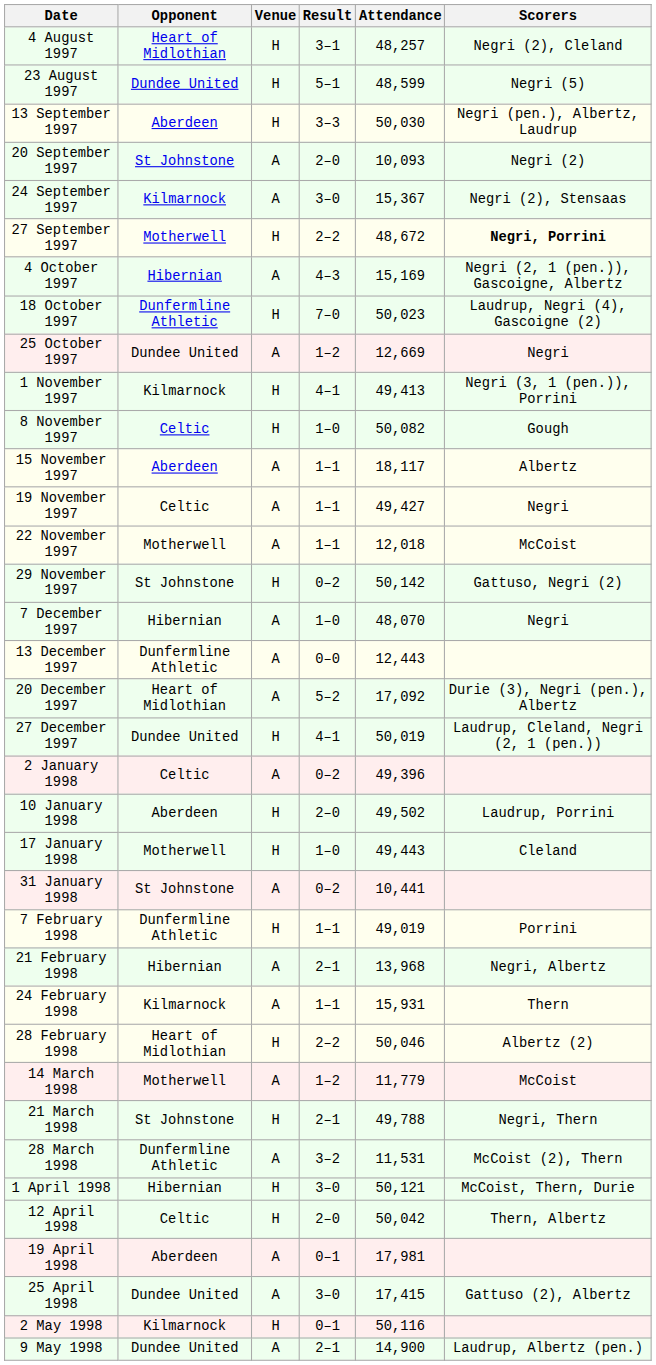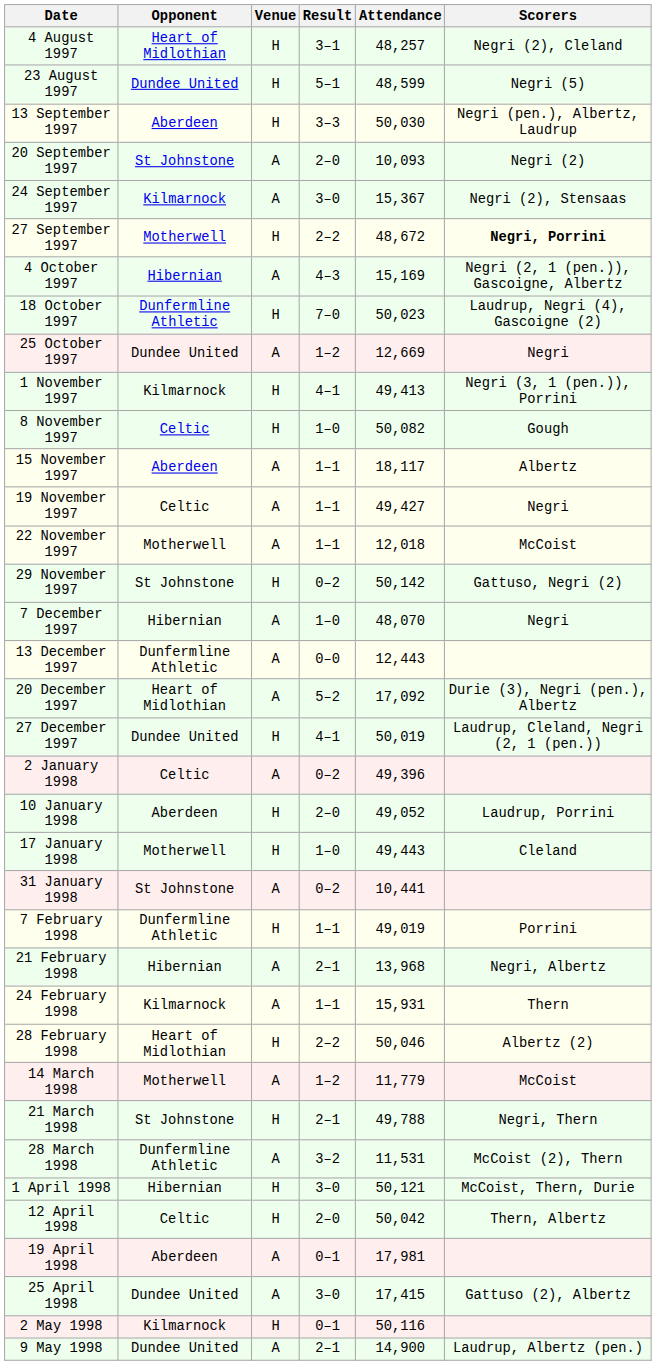(400, 813) 49,502 -> (400, 813) 49,052
